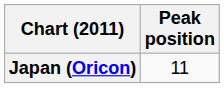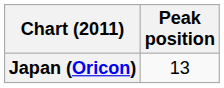(180, 67) 11 -> (180, 67) 13
